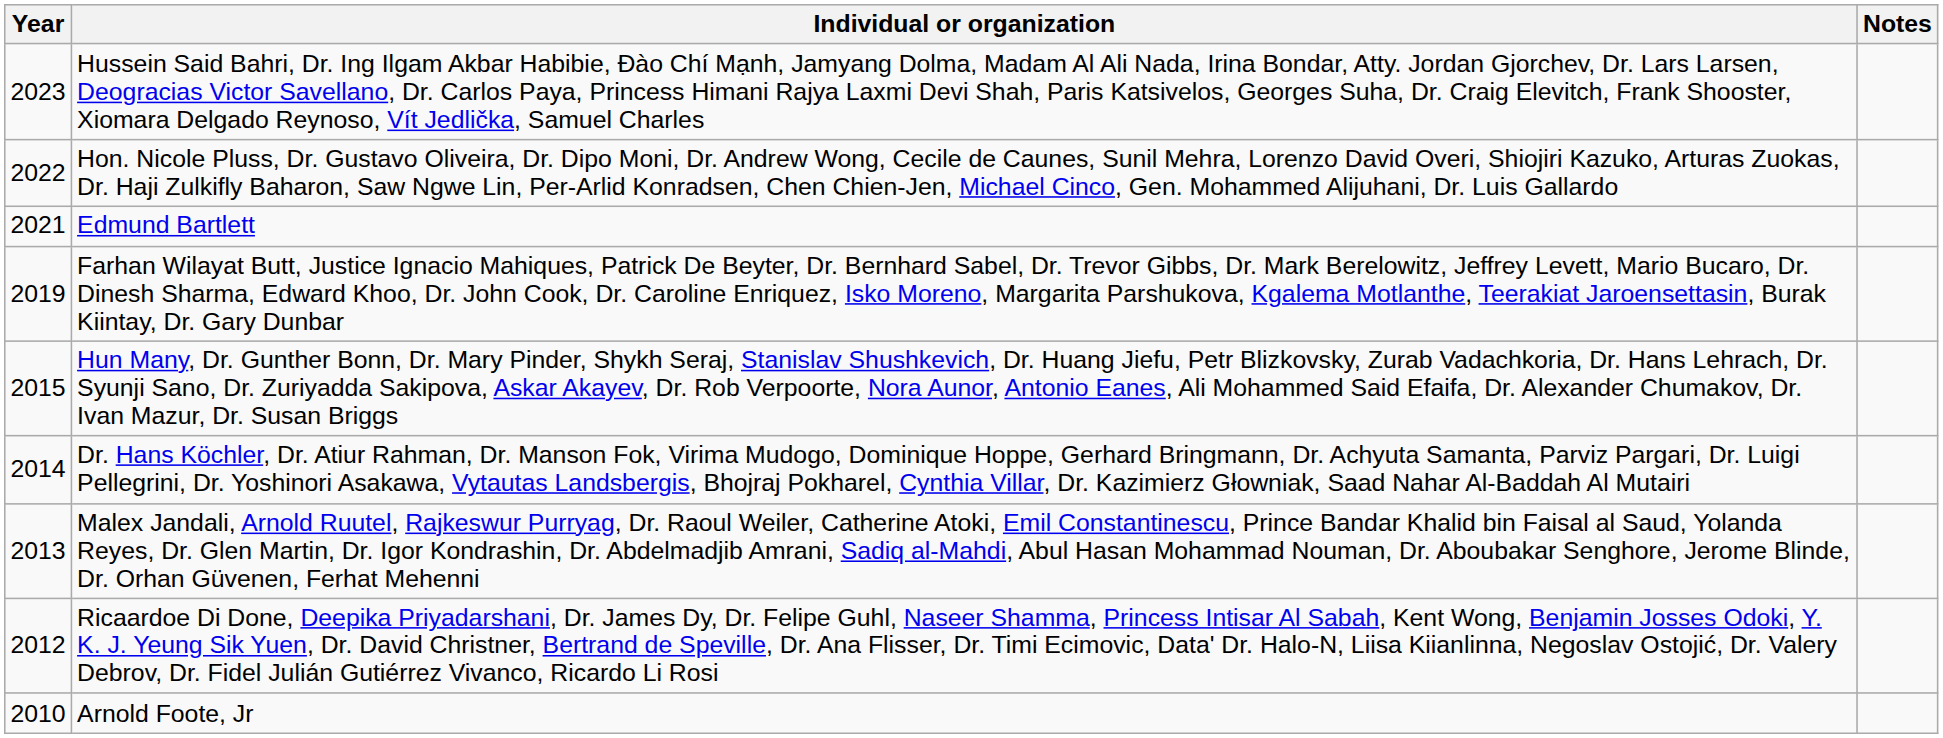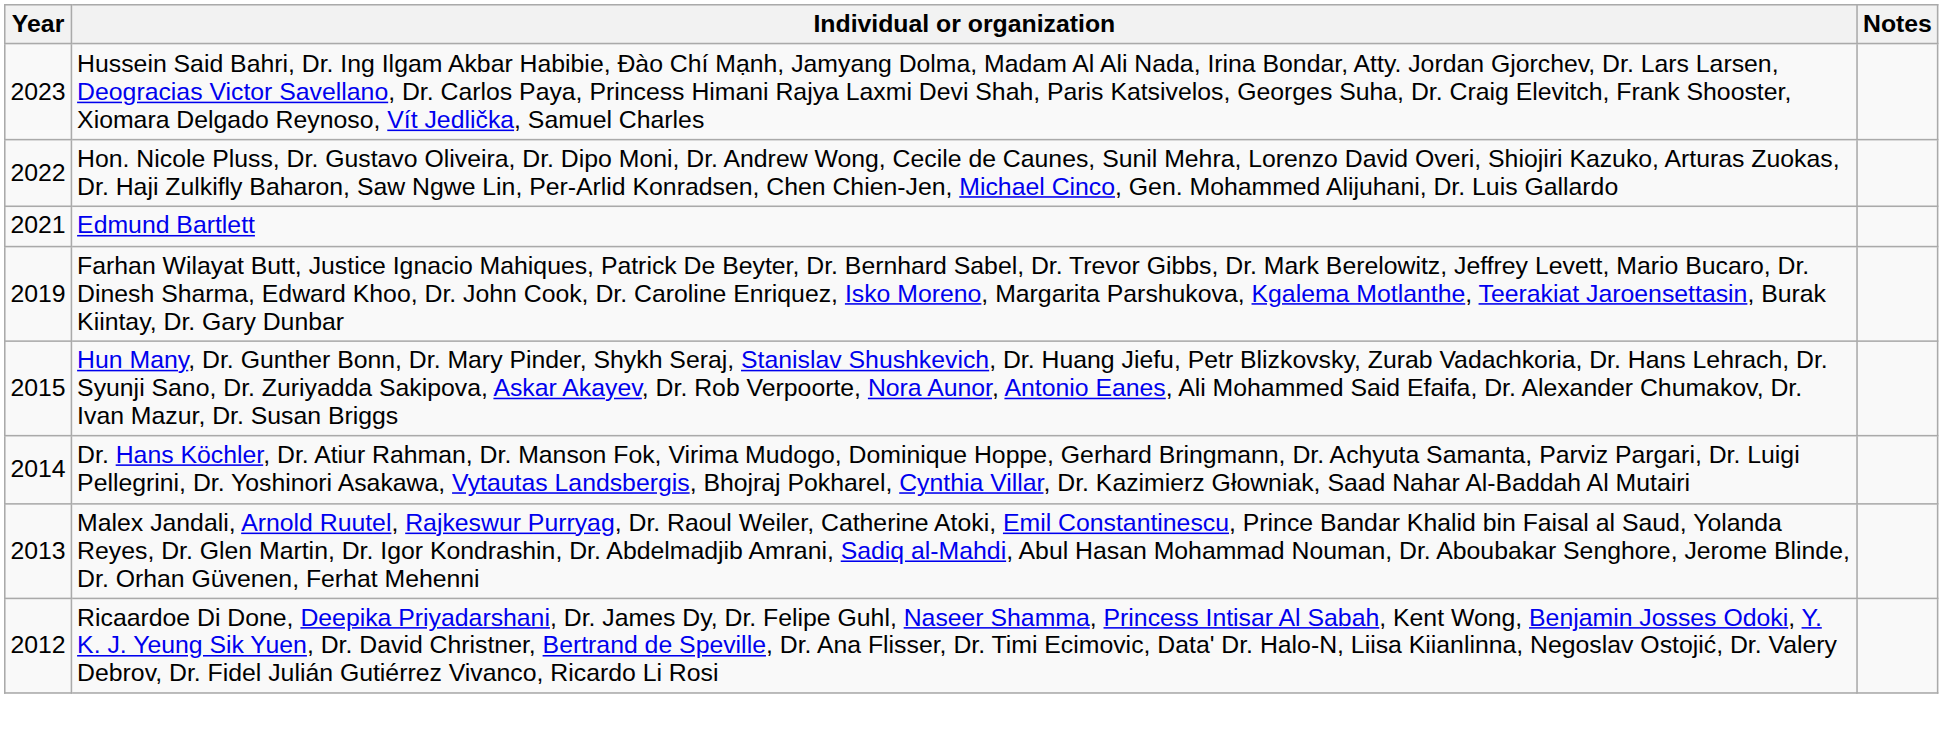- row: (165, 712)
